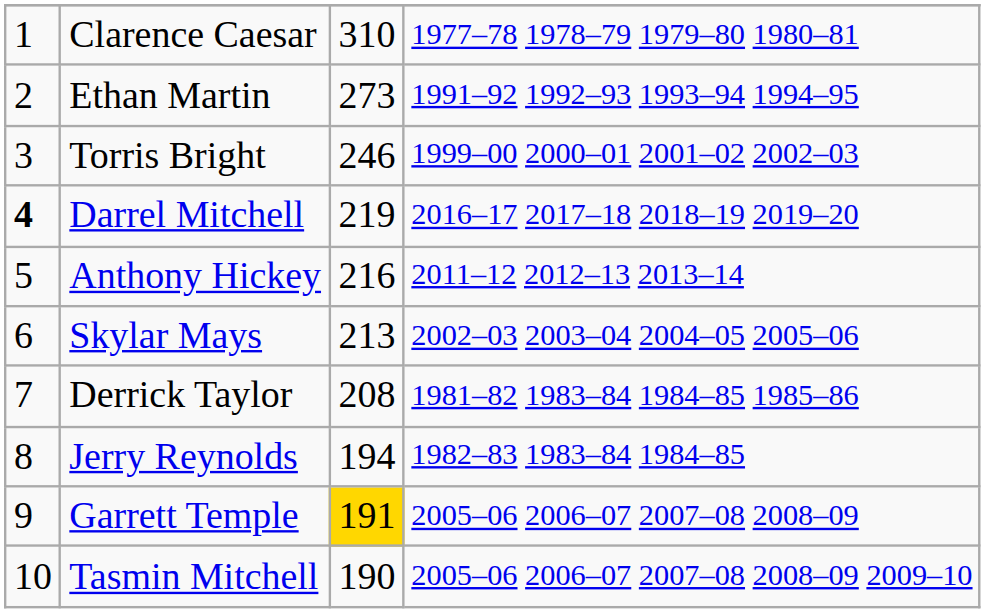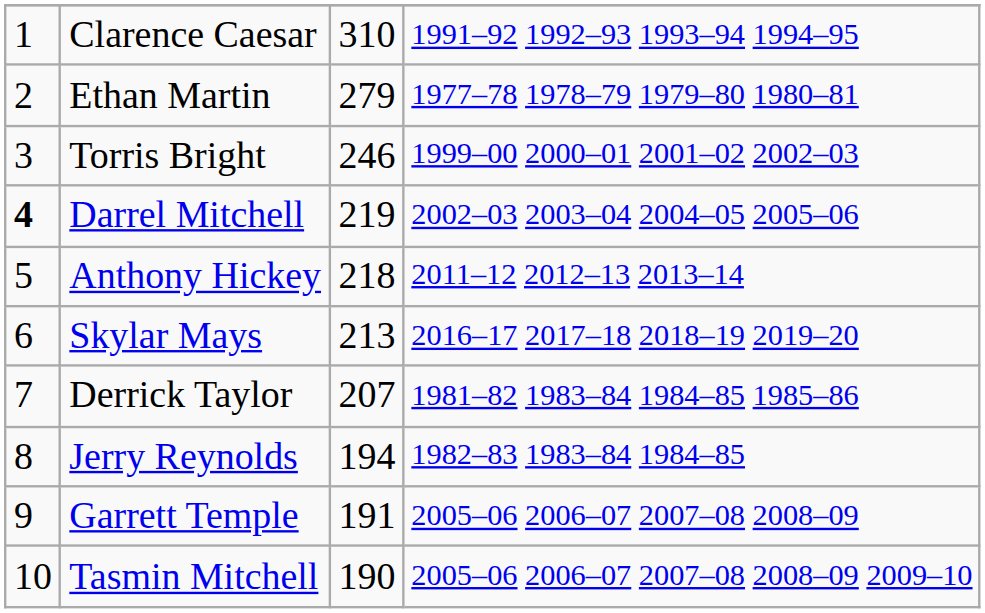(635, 34) 1977–78 1978–79 1979–80 1980–81 -> (635, 34) 1991–92 1992–93 1993–94 1994–95
(367, 94) 273 -> (367, 94) 279
(635, 94) 1991–92 1992–93 1993–94 1994–95 -> (635, 94) 1977–78 1978–79 1979–80 1980–81
(635, 214) 2016–17 2017–18 2018–19 2019–20 -> (635, 214) 2002–03 2003–04 2004–05 2005–06
(367, 275) 216 -> (367, 275) 218
(635, 335) 2002–03 2003–04 2004–05 2005–06 -> (635, 335) 2016–17 2017–18 2018–19 2019–20
(367, 395) 208 -> (367, 395) 207
(367, 515) gold background -> (367, 515) no background
